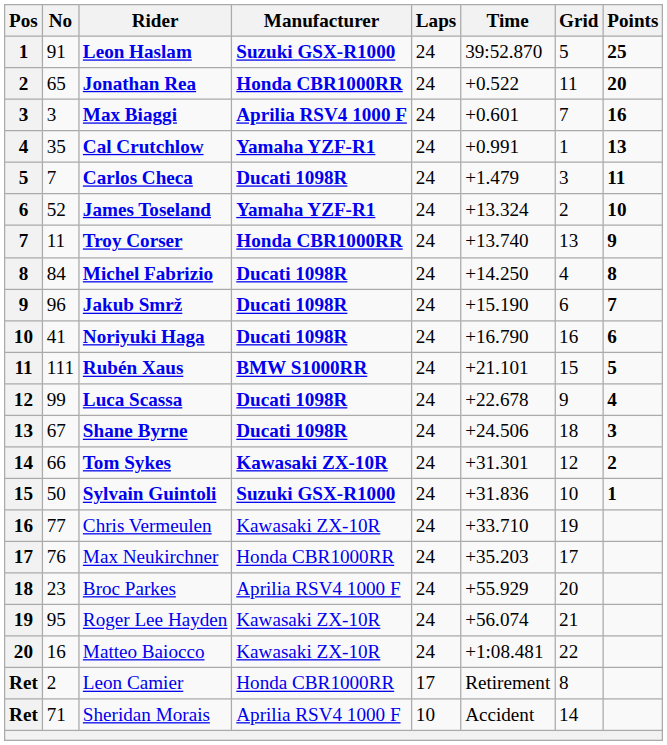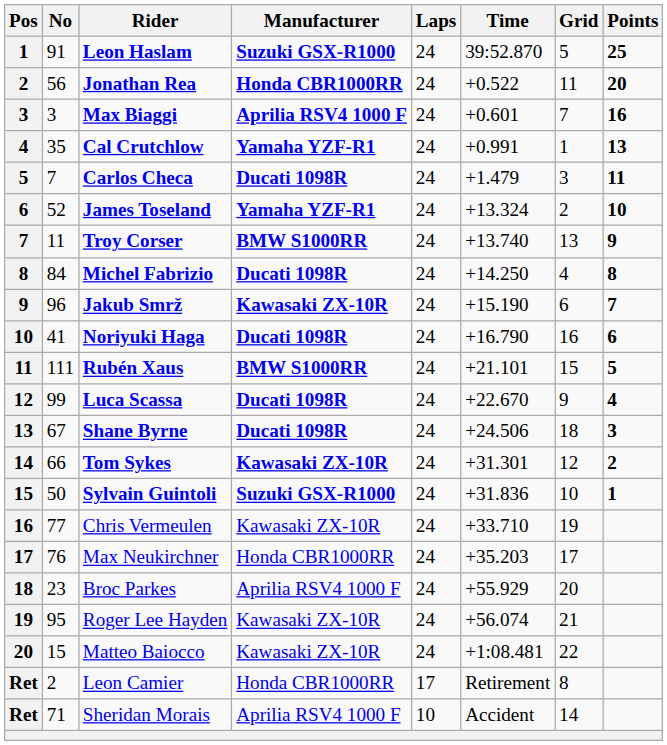(56, 83) 65 -> (56, 83) 56
(320, 241) Honda CBR1000RR -> (302, 241) BMW S1000RR
(292, 304) Ducati 1098R -> (312, 304) Kawasaki ZX-10R
(497, 399) +22.678 -> (497, 399) +22.670
(56, 652) 16 -> (56, 652) 15
